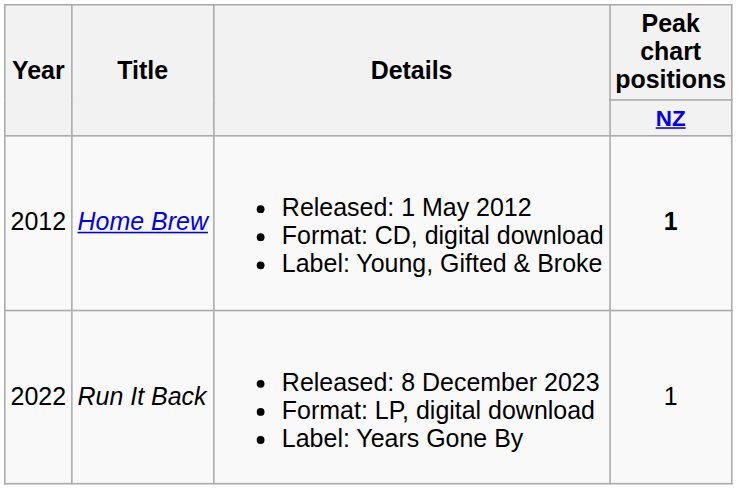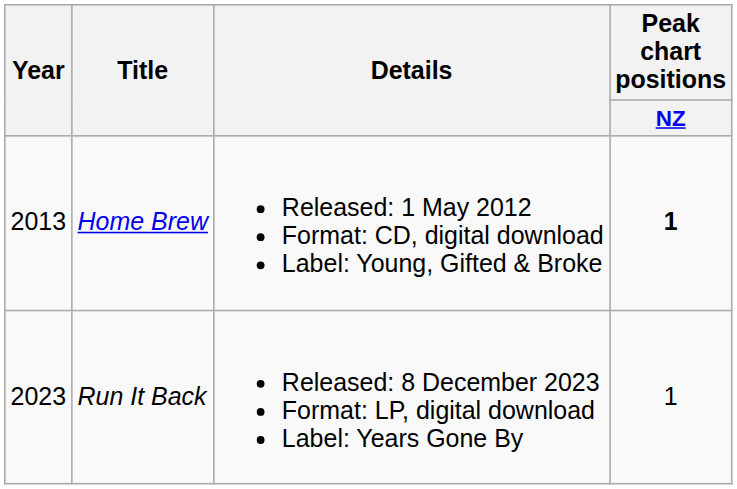(38, 222) 2012 -> (38, 222) 2013
(38, 396) 2022 -> (38, 396) 2023
